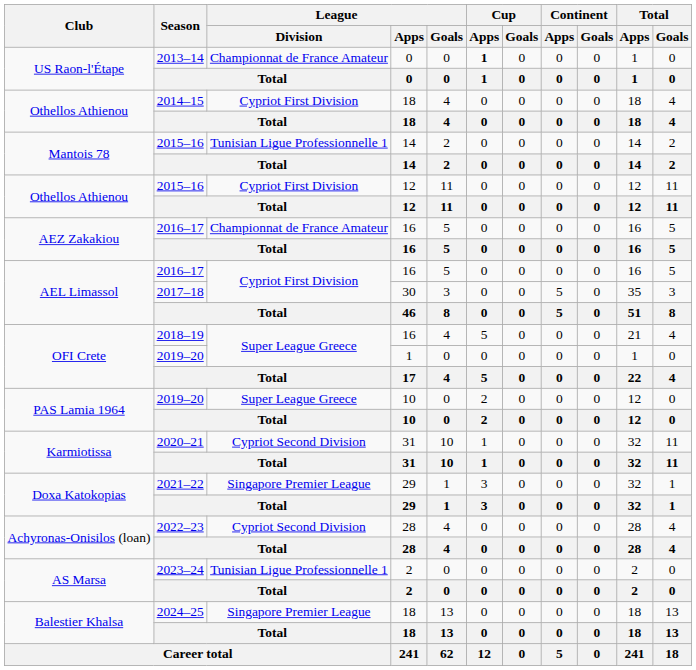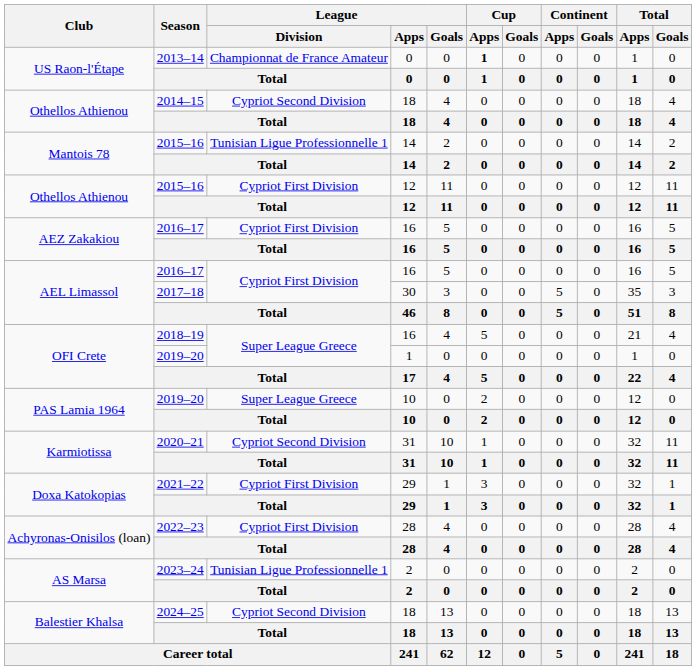(299, 100) Cypriot First Division -> (299, 100) Cypriot Second Division
(299, 228) Championnat de France Amateur -> (299, 228) Cypriot First Division
(299, 484) Singapore Premier League -> (299, 484) Cypriot First Division
(299, 526) Cypriot Second Division -> (299, 526) Cypriot First Division
(299, 611) Singapore Premier League -> (299, 611) Cypriot Second Division
